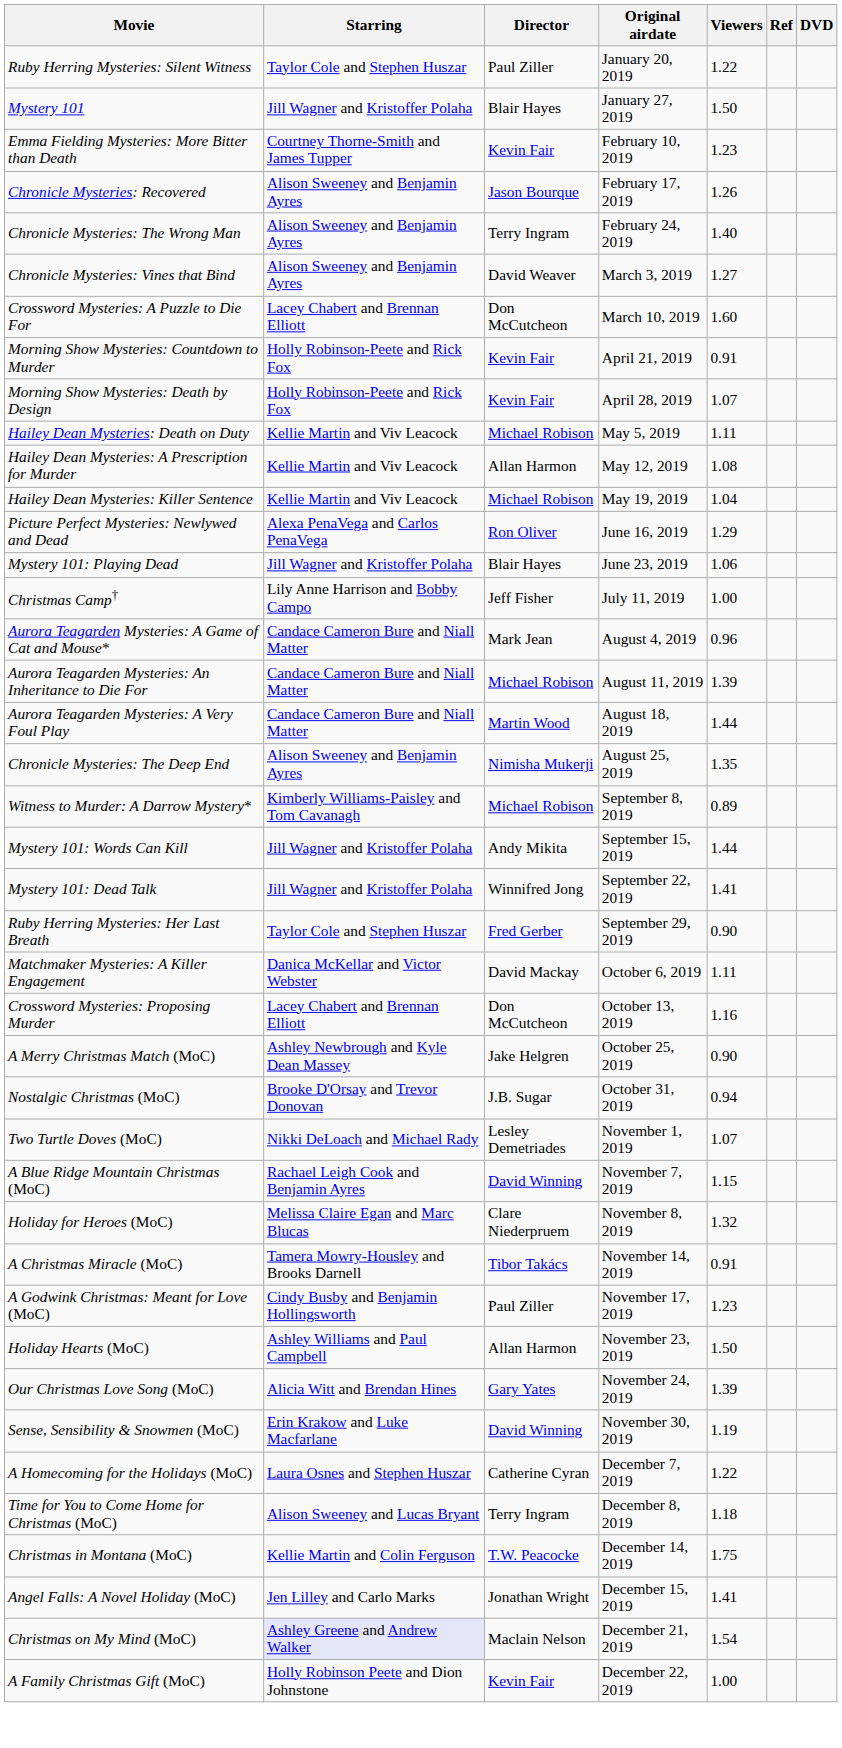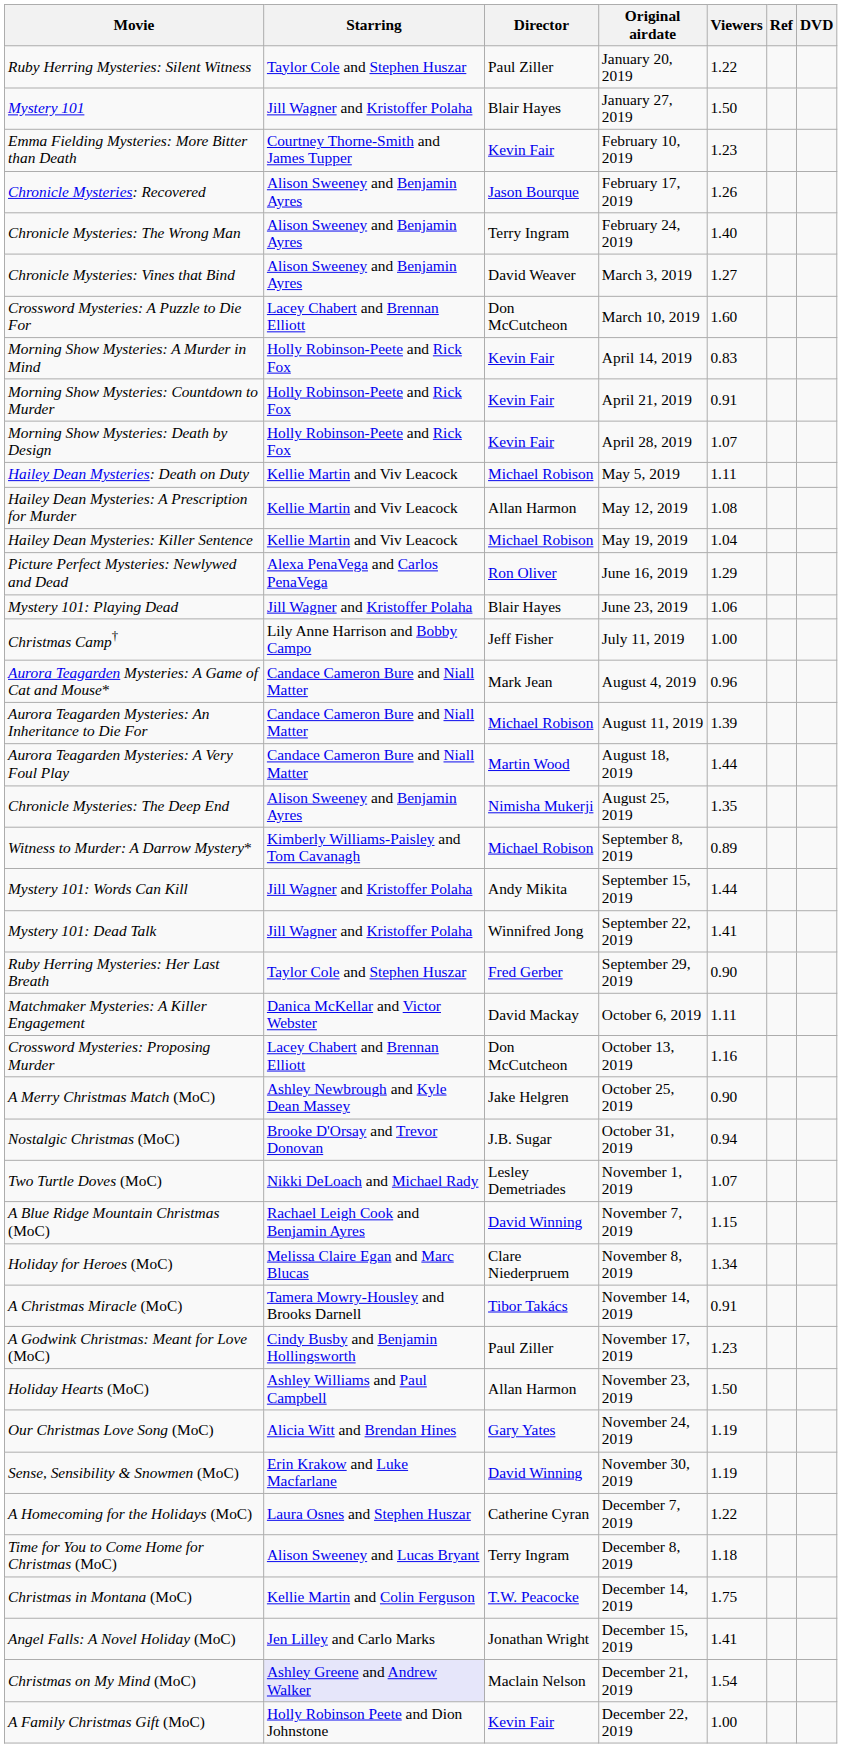+ row: (127, 358)
(724, 1222) 1.32 -> (724, 1264) 1.34
(724, 1389) 1.39 -> (724, 1430) 1.19
